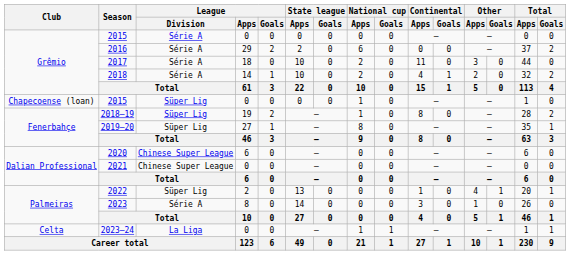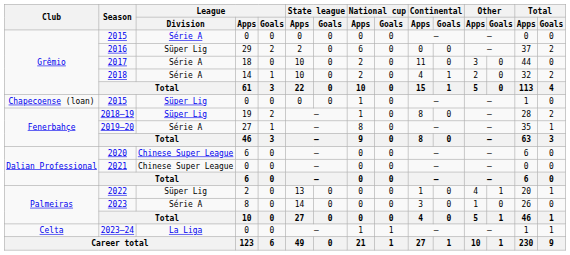(186, 50) Série A -> (186, 50) Süper Lig
(186, 127) Süper Lig -> (186, 127) Série A
